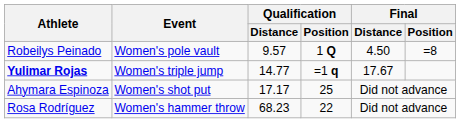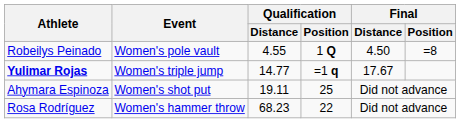(274, 52) 9.57 -> (274, 52) 4.55
(274, 90) 17.17 -> (274, 90) 19.11
